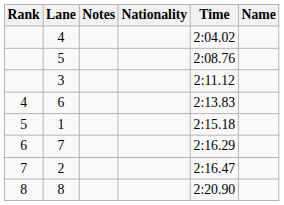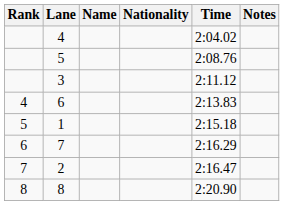columns swapped: (259, 15) <-> (99, 15)
